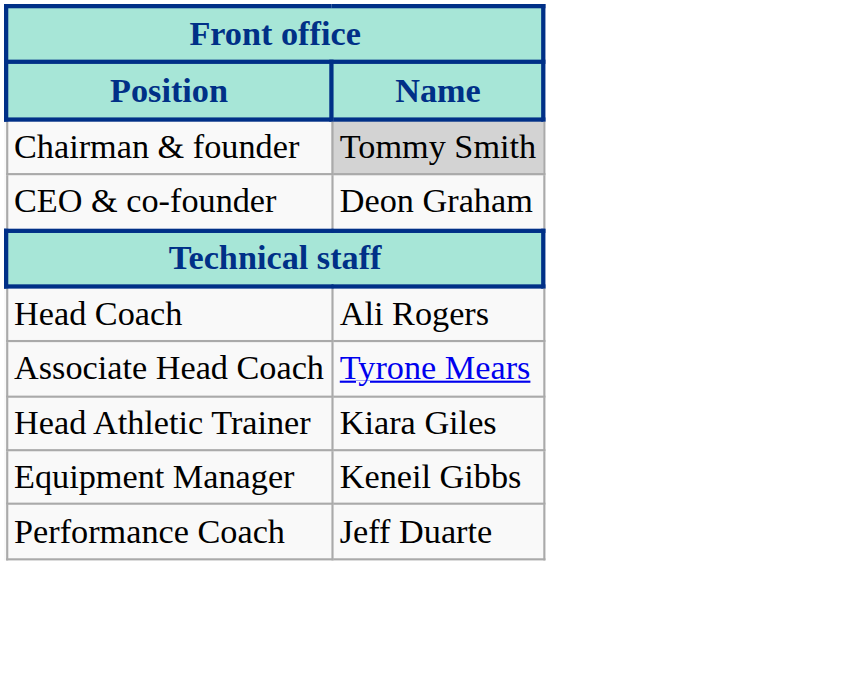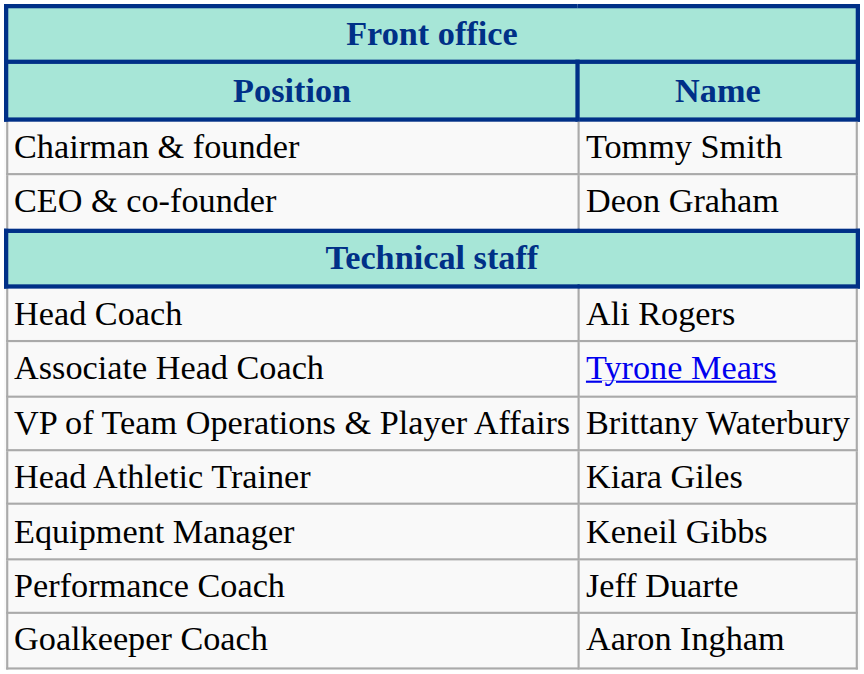(438, 146) lightgrey background -> (684, 146) no background
+ row: (292, 422)
+ row: (141, 639)
